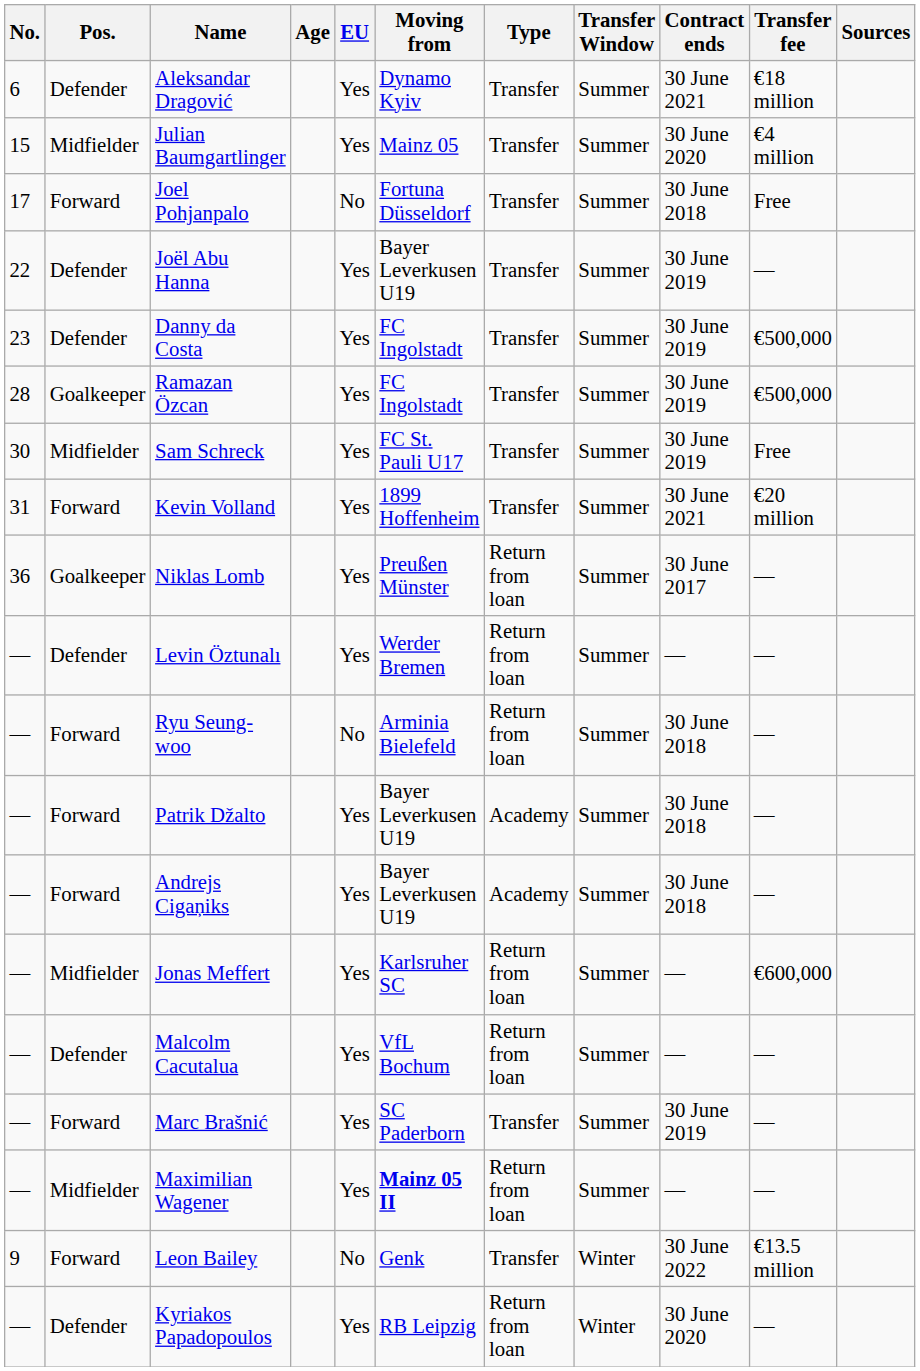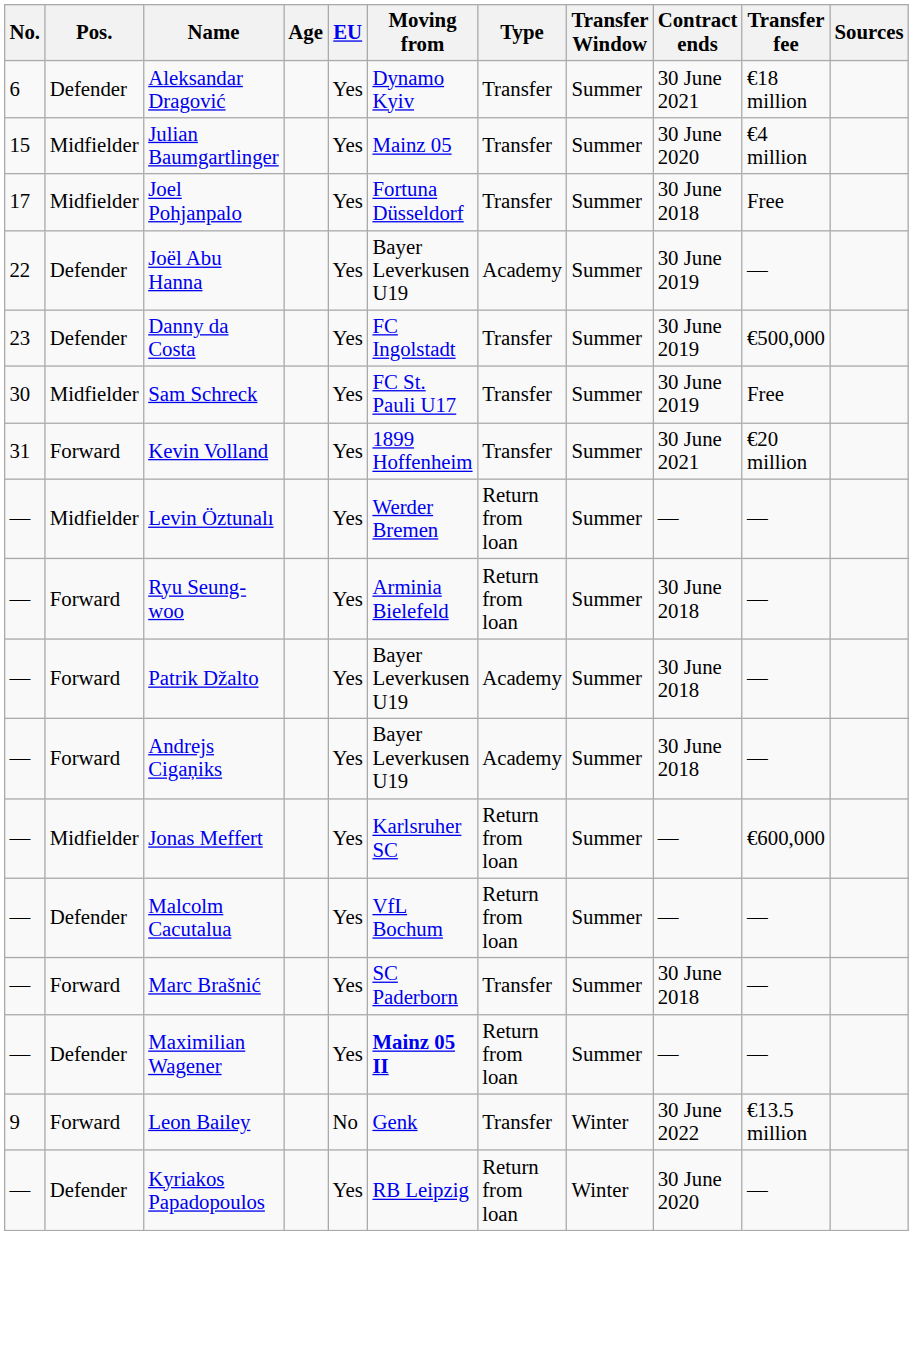(85, 201) Forward -> (94, 201) Midfielder
(352, 201) No -> (348, 201) Yes
(524, 269) Transfer -> (522, 269) Academy
- row: (194, 394)
- row: (210, 575)
(88, 655) Defender -> (94, 518) Midfielder
(352, 734) No -> (348, 598) Yes
(697, 1122) 30 June 2019 -> (690, 985) 30 June 2018
(94, 1190) Midfielder -> (88, 1054) Defender
